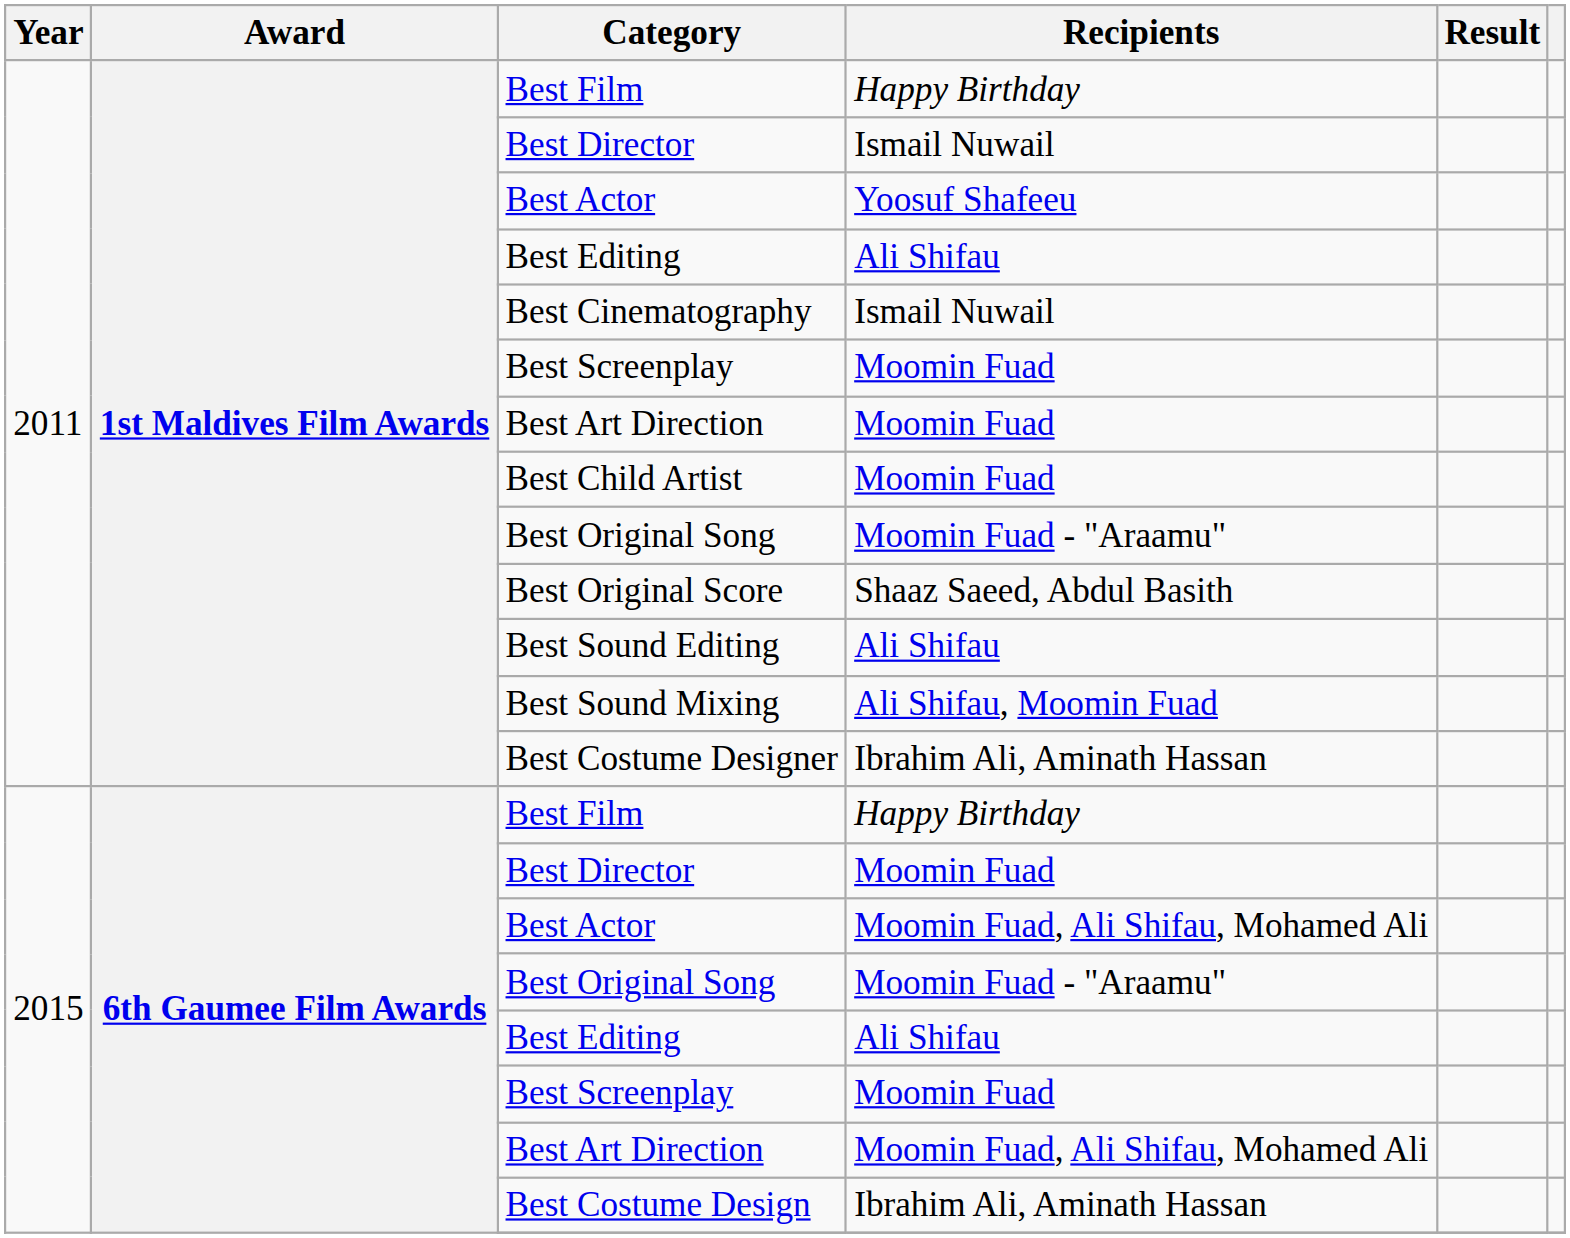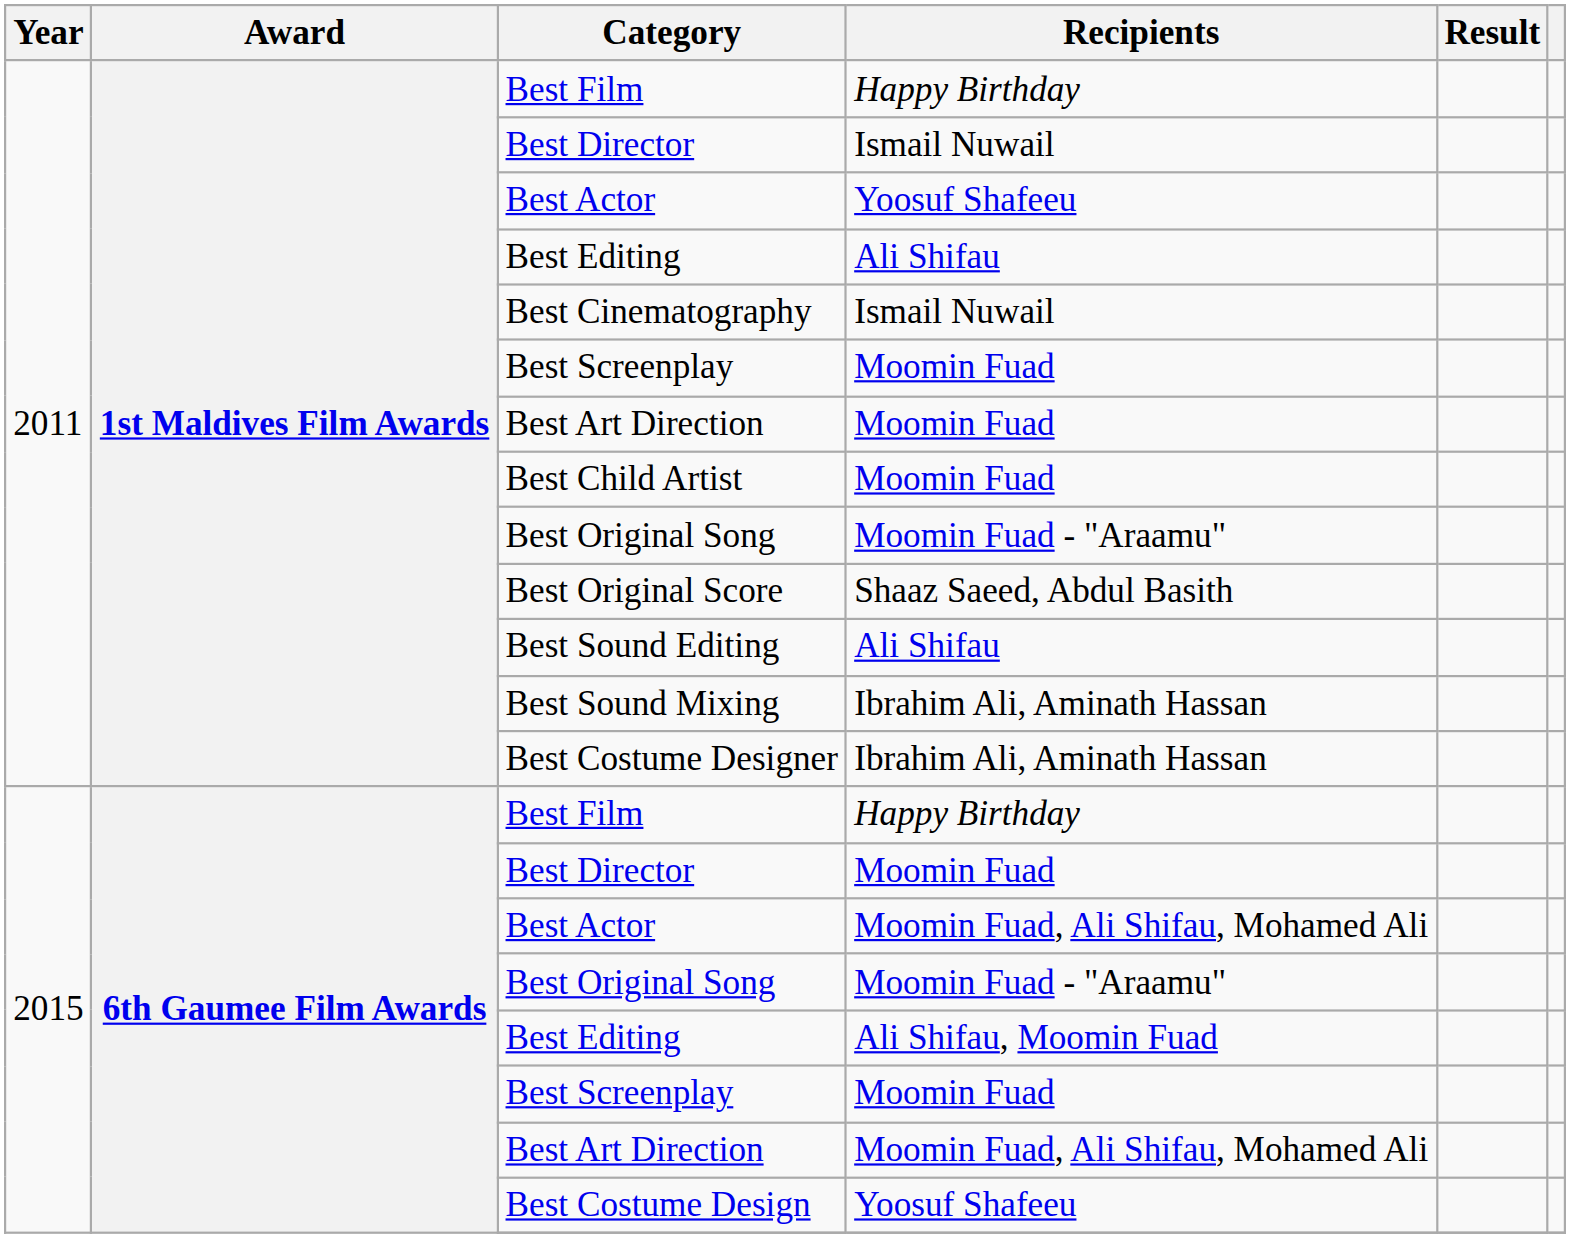(1036, 702) Ali Shifau, Moomin Fuad -> (1060, 702) Ibrahim Ali, Aminath Hassan
(927, 1037) Ali Shifau -> (1036, 1037) Ali Shifau, Moomin Fuad
(1060, 1204) Ibrahim Ali, Aminath Hassan -> (965, 1204) Yoosuf Shafeeu
